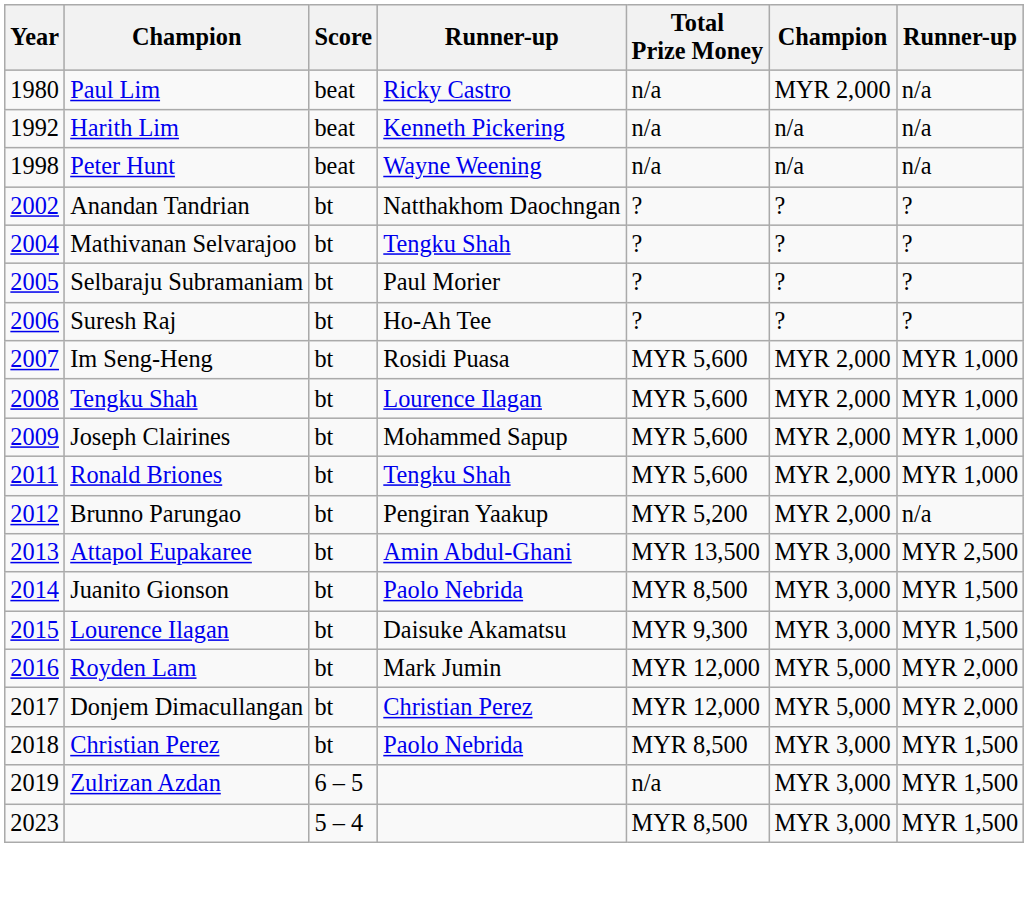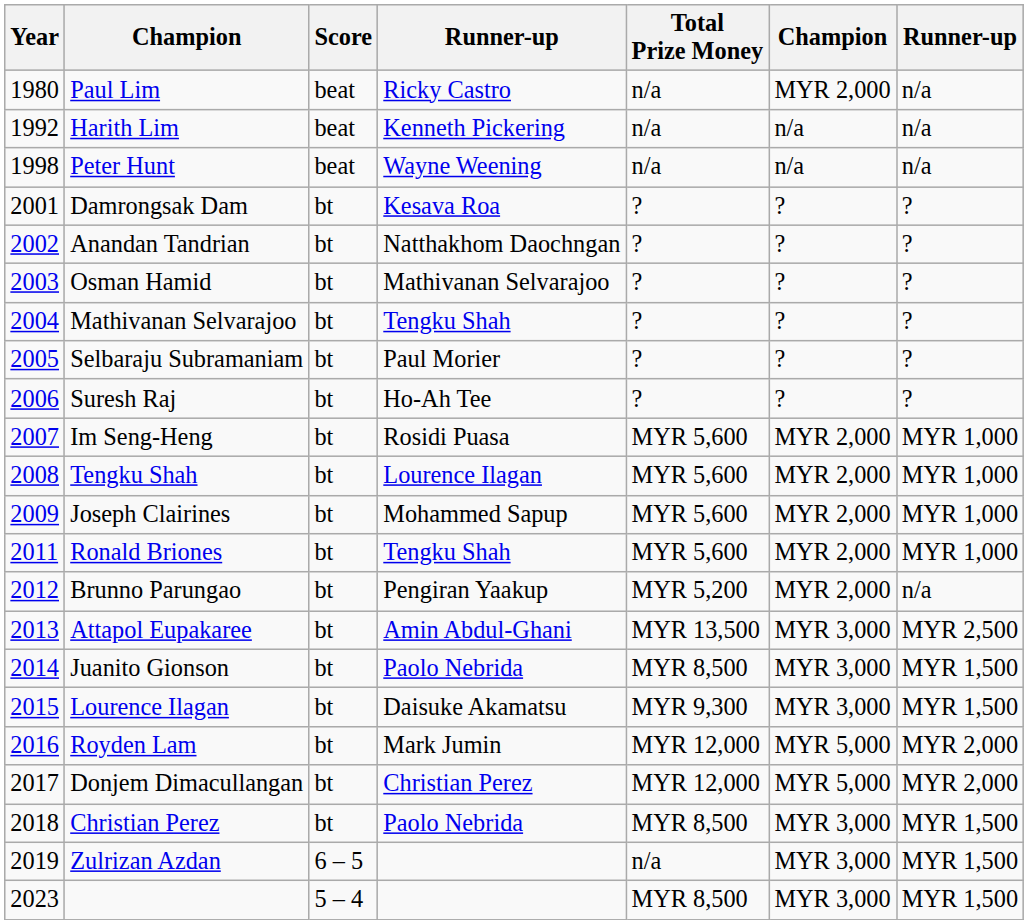+ row: (159, 205)
+ row: (141, 282)
